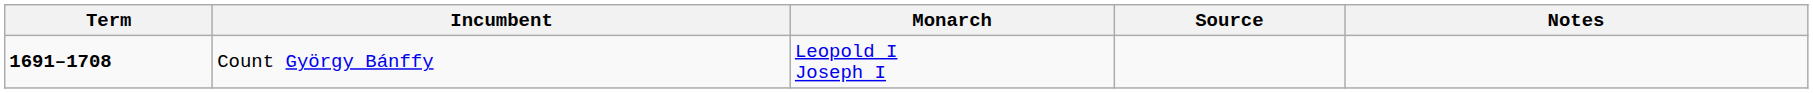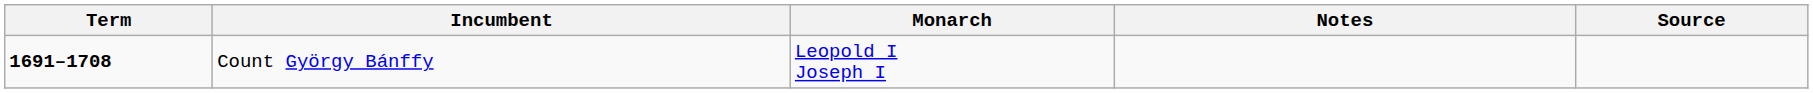columns swapped: (1576, 20) <-> (1229, 20)
